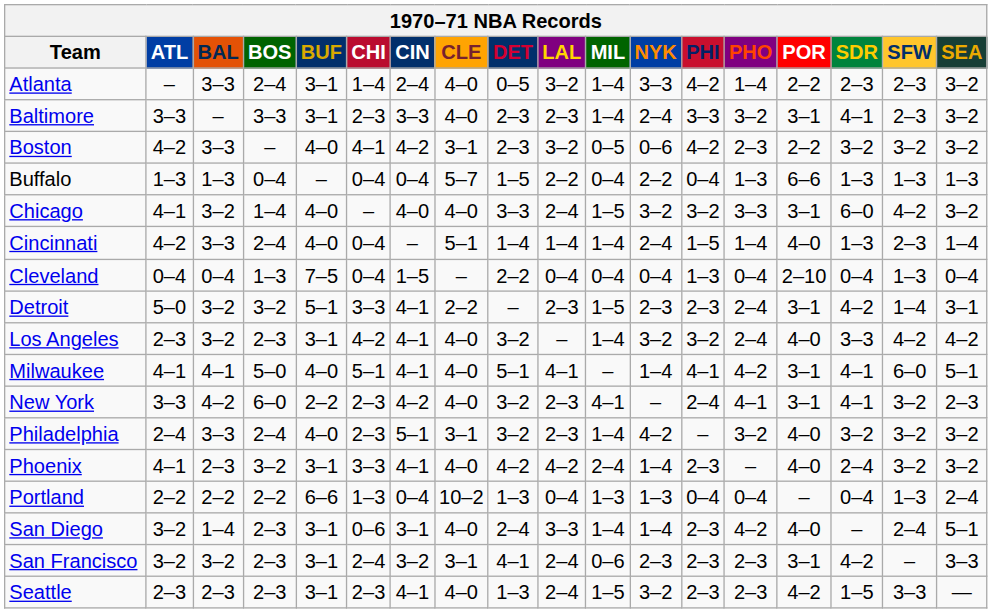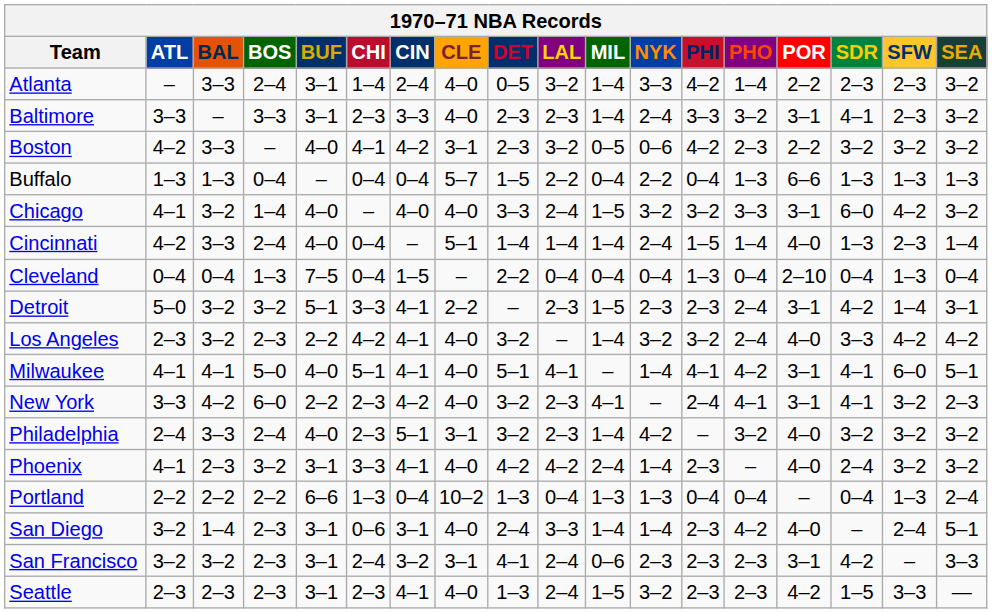(321, 338) 3–1 -> (321, 338) 2–2
